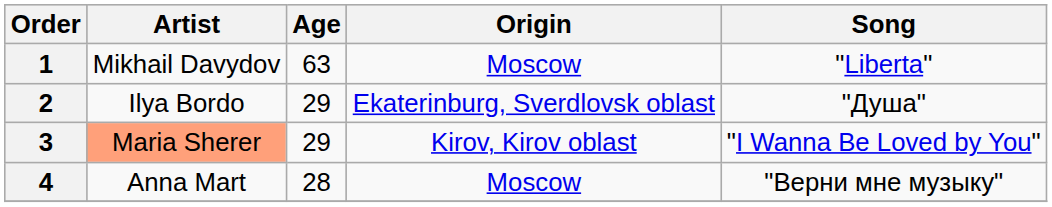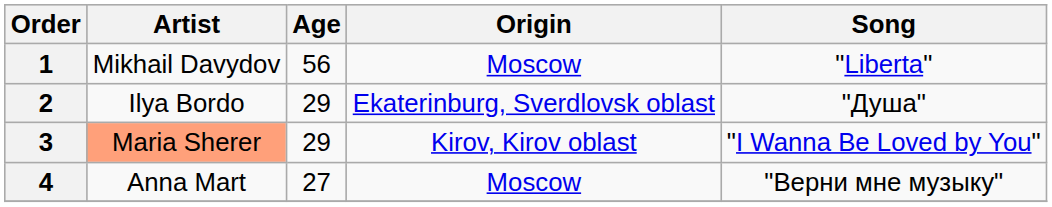(317, 64) 63 -> (317, 64) 56
(317, 181) 28 -> (317, 181) 27
